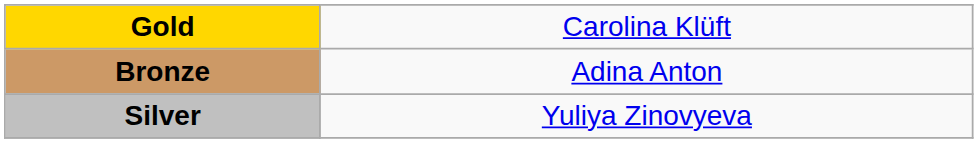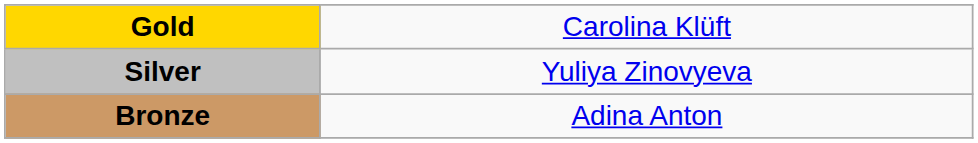rows swapped: (163, 115) <-> (163, 71)
